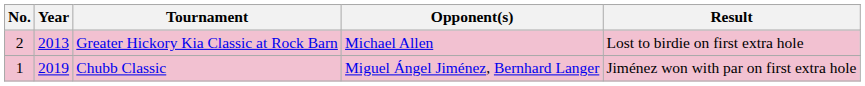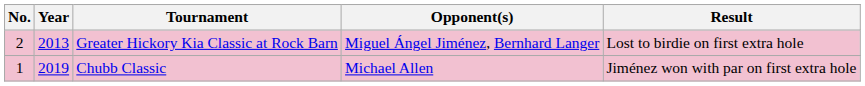(389, 43) Michael Allen -> (472, 43) Miguel Ángel Jiménez, Bernhard Langer
(472, 68) Miguel Ángel Jiménez, Bernhard Langer -> (389, 68) Michael Allen
